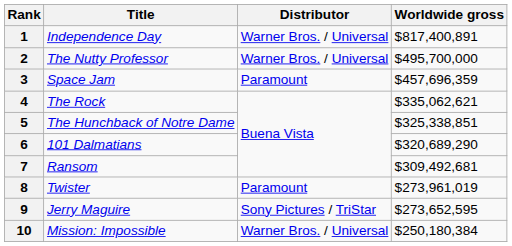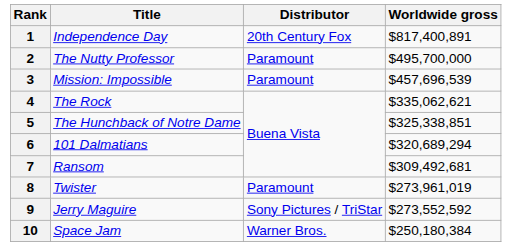(315, 36) Warner Bros. / Universal -> (299, 36) 20th Century Fox
(315, 58) Warner Bros. / Universal -> (280, 58) Paramount
(81, 79) Space Jam -> (112, 79) Mission: Impossible
(436, 79) $457,696,359 -> (430, 79) $457,696,539
(436, 144) $320,689,290 -> (430, 144) $320,689,294
(436, 209) $273,652,595 -> (430, 209) $273,552,592
(106, 230) Mission: Impossible -> (87, 230) Space Jam
(315, 230) Warner Bros. / Universal -> (287, 230) Warner Bros.
